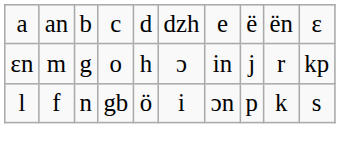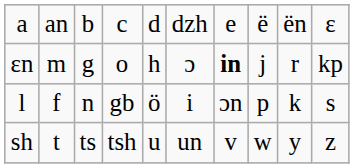(222, 63) normal -> (231, 63) bold
+ row: (22, 142)
